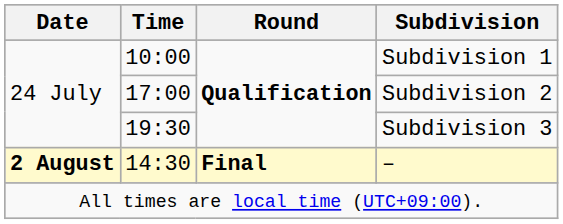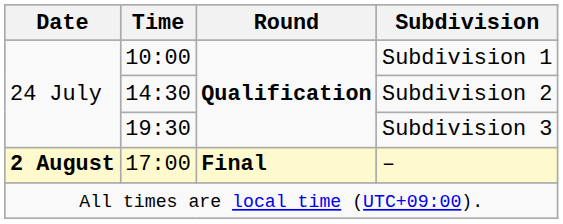(158, 94) 17:00 -> (158, 94) 14:30
(158, 165) 14:30 -> (158, 165) 17:00
